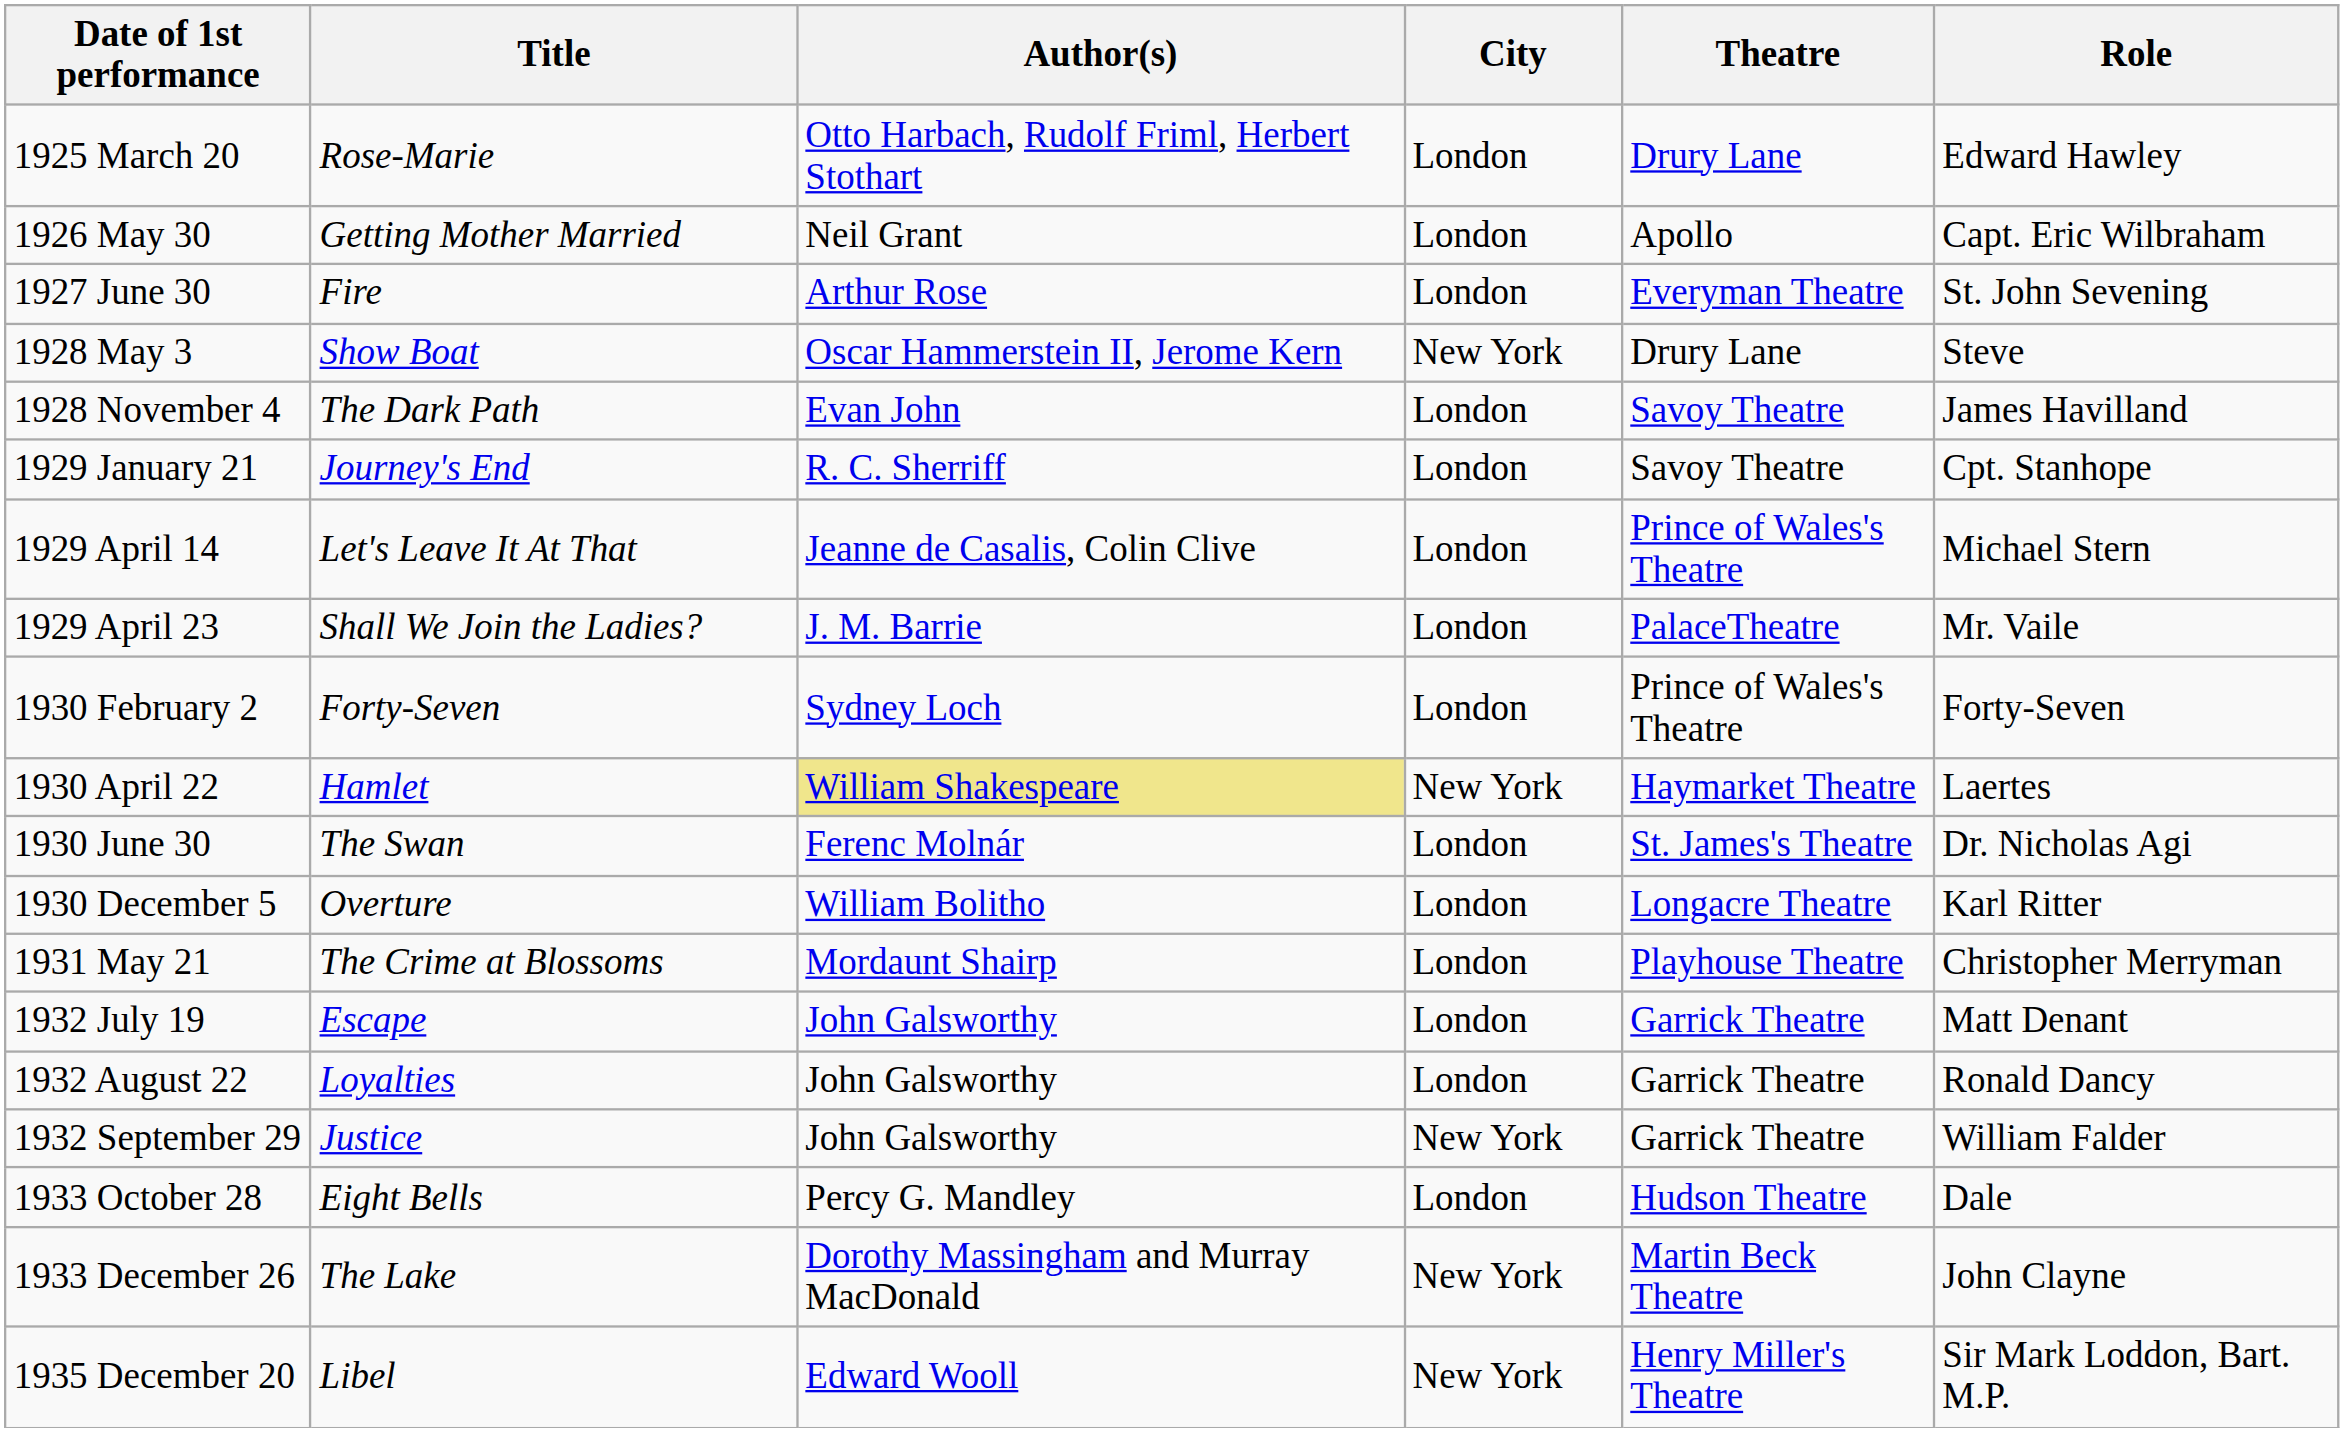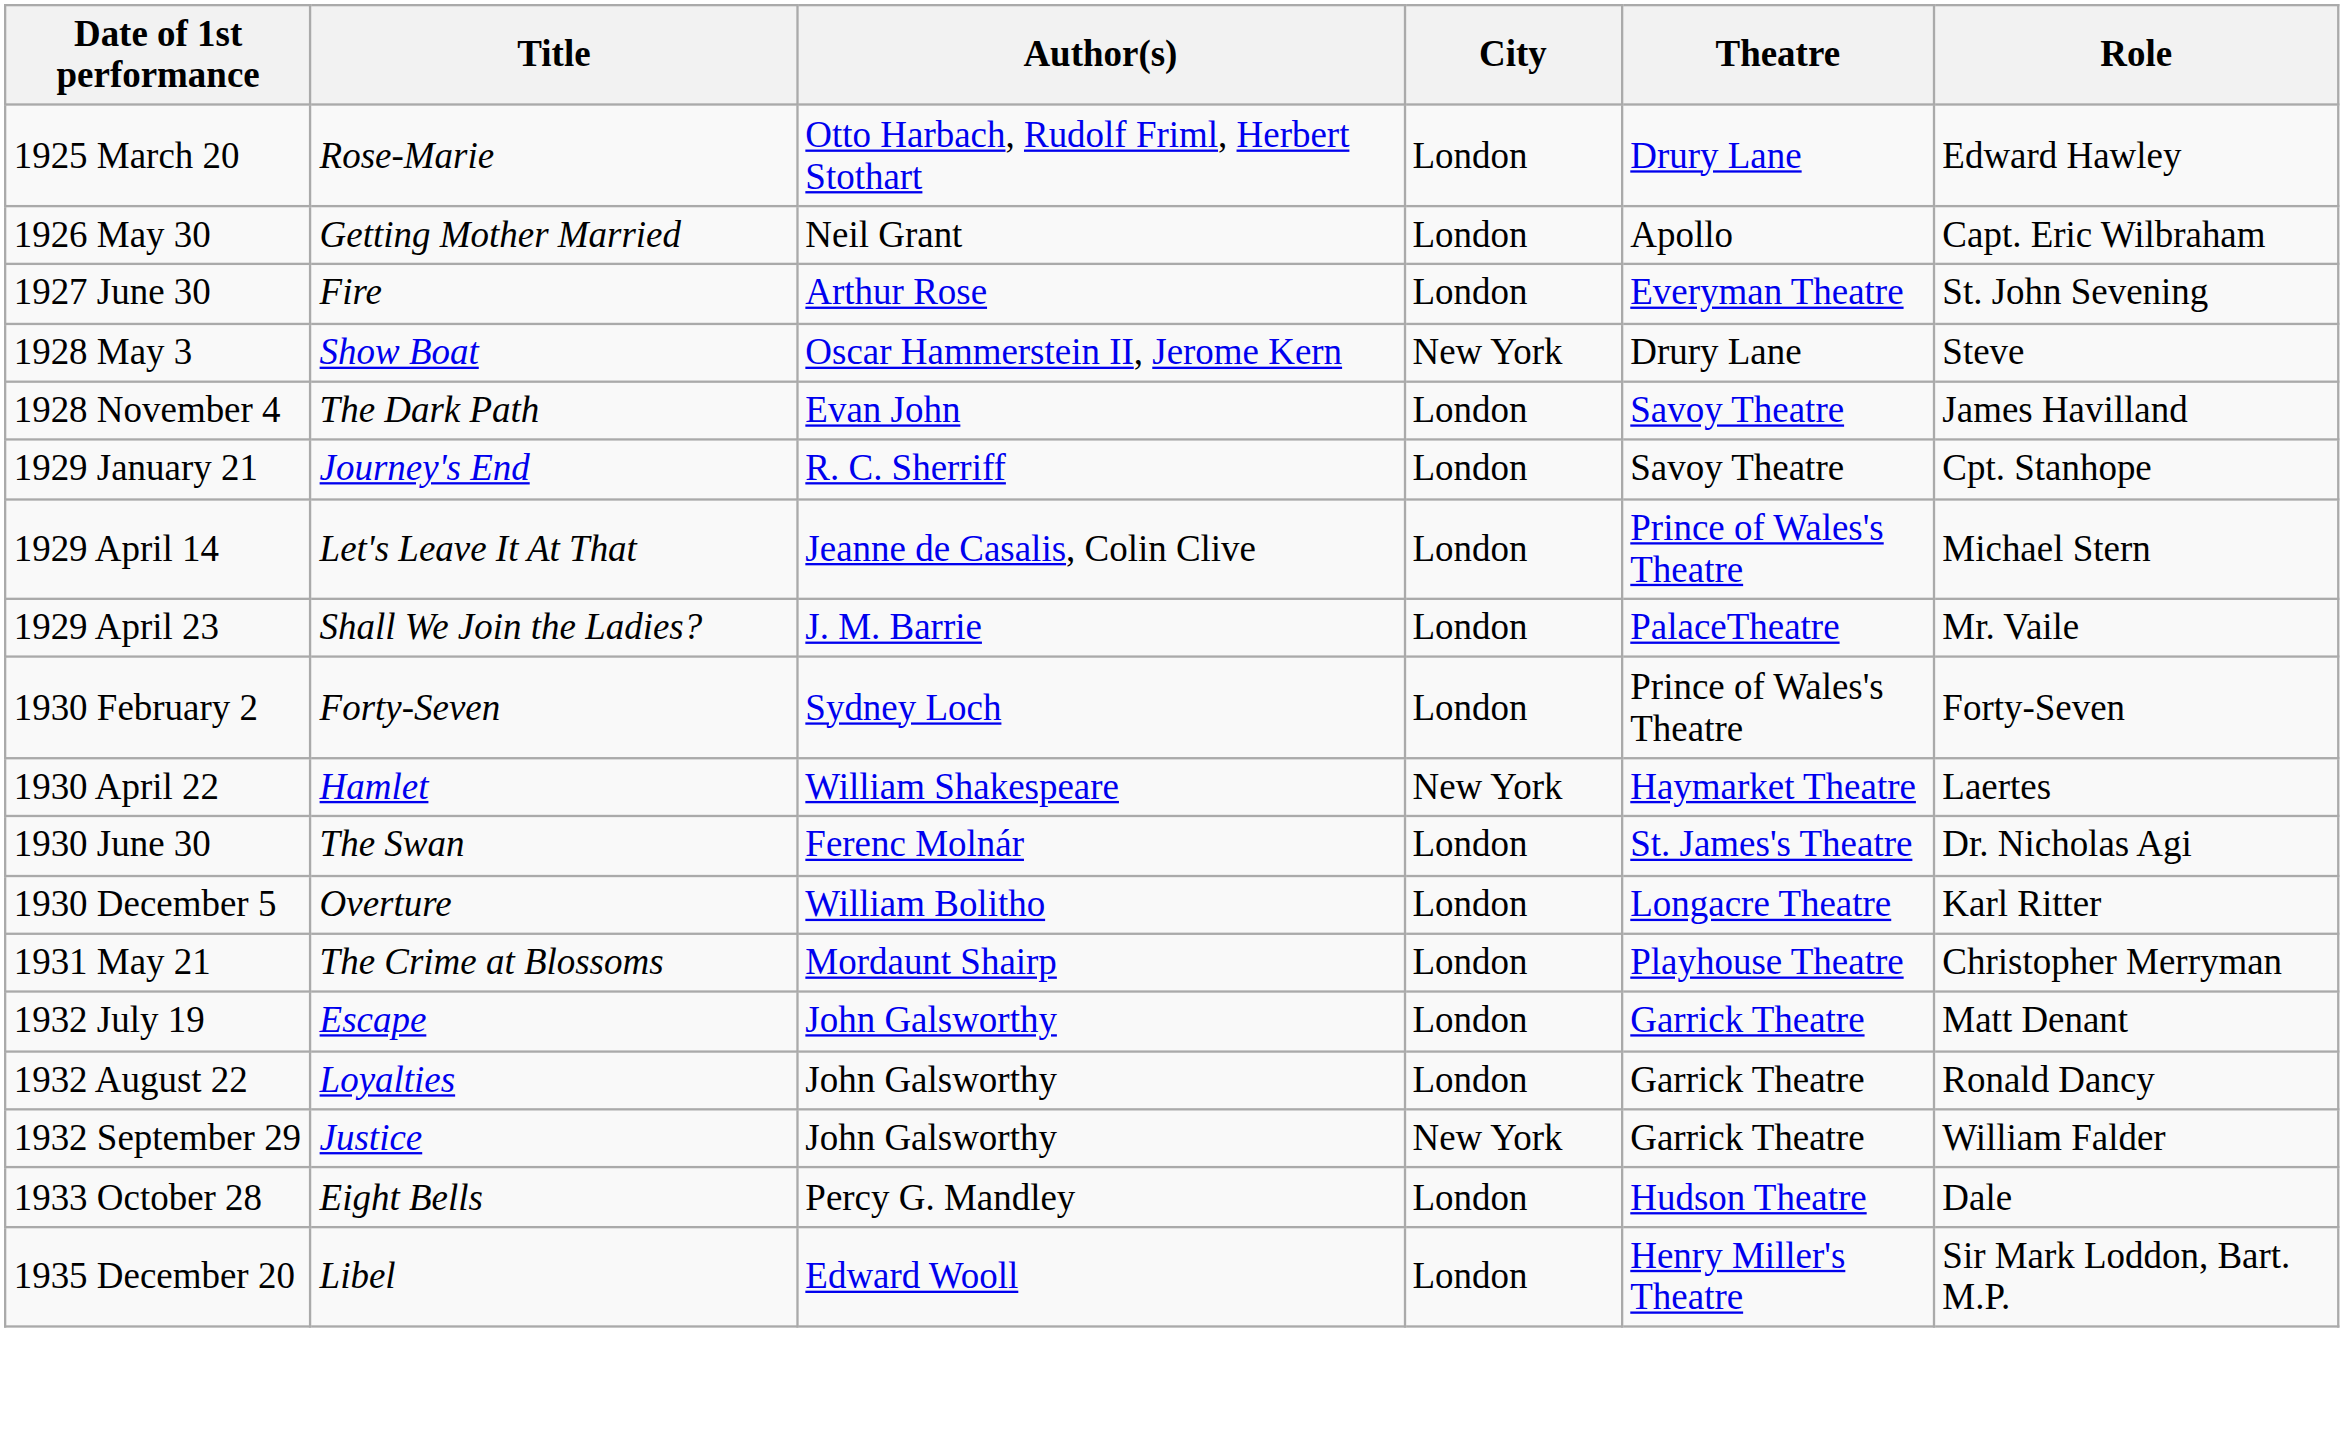(962, 786) khaki background -> (962, 786) no background
- row: (154, 1276)
(1487, 1376) New York -> (1470, 1276) London
